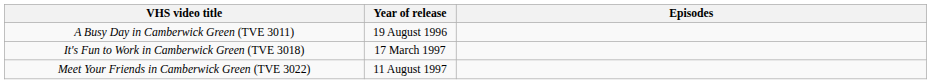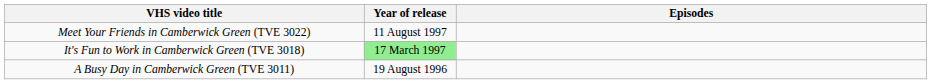rows swapped: (184, 32) <-> (184, 69)
(410, 50) no background -> (410, 50) lightgreen background
